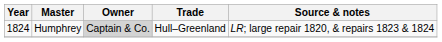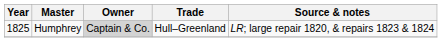(18, 28) 1824 -> (18, 28) 1825
